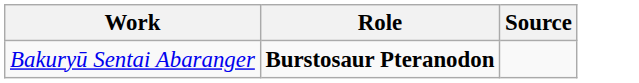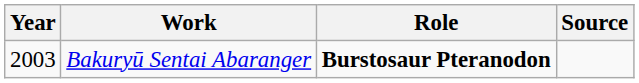+ column: (33, 22)
